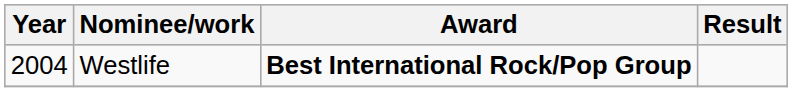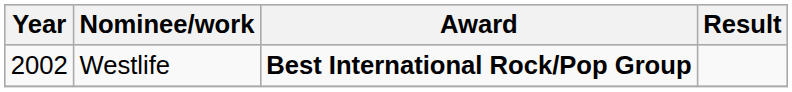(39, 65) 2004 -> (39, 65) 2002
